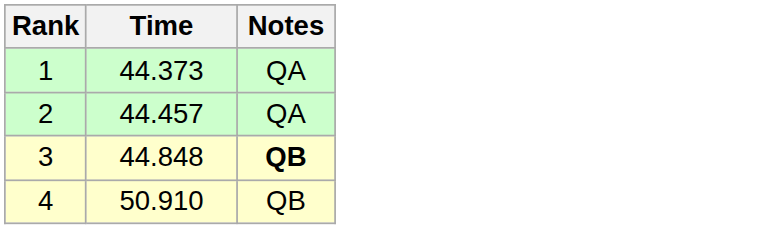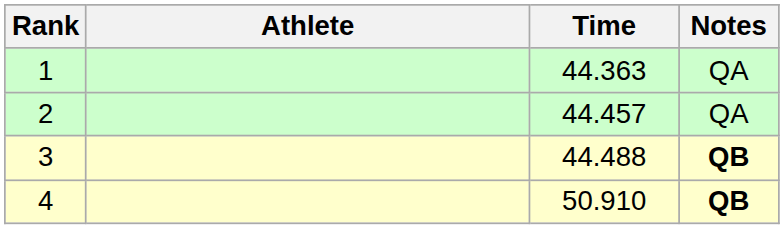+ column: (308, 26)
(161, 69) 44.373 -> (604, 69) 44.363
(161, 157) 44.848 -> (604, 157) 44.488
(286, 200) normal -> (729, 200) bold
